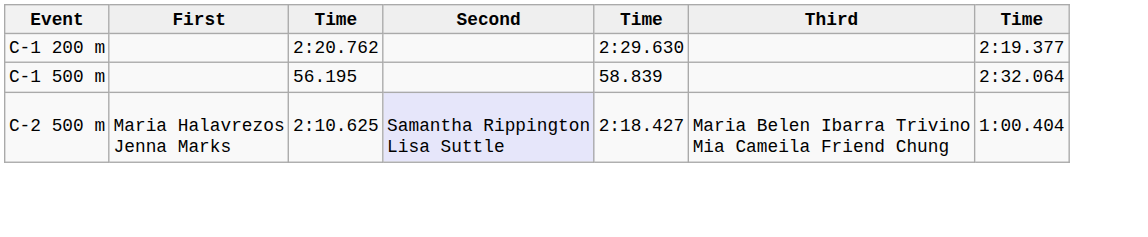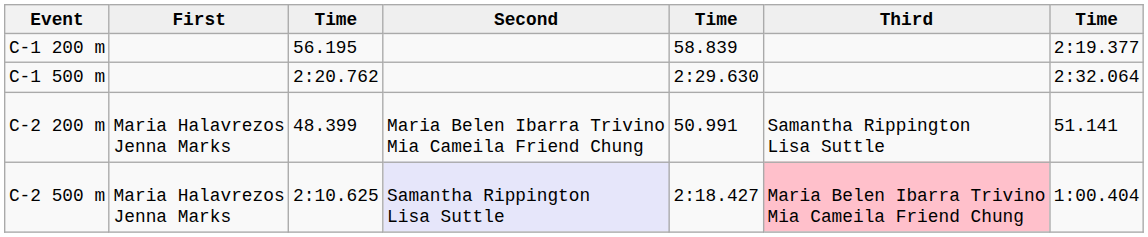(336, 48) 2:20.762 -> (325, 48) 56.195
(641, 48) 2:29.630 -> (706, 48) 58.839
(325, 77) 56.195 -> (336, 77) 2:20.762
(631, 77) 58.839 -> (716, 77) 2:29.630
+ row: (57, 127)
(832, 137) no background -> (906, 207) pink background
